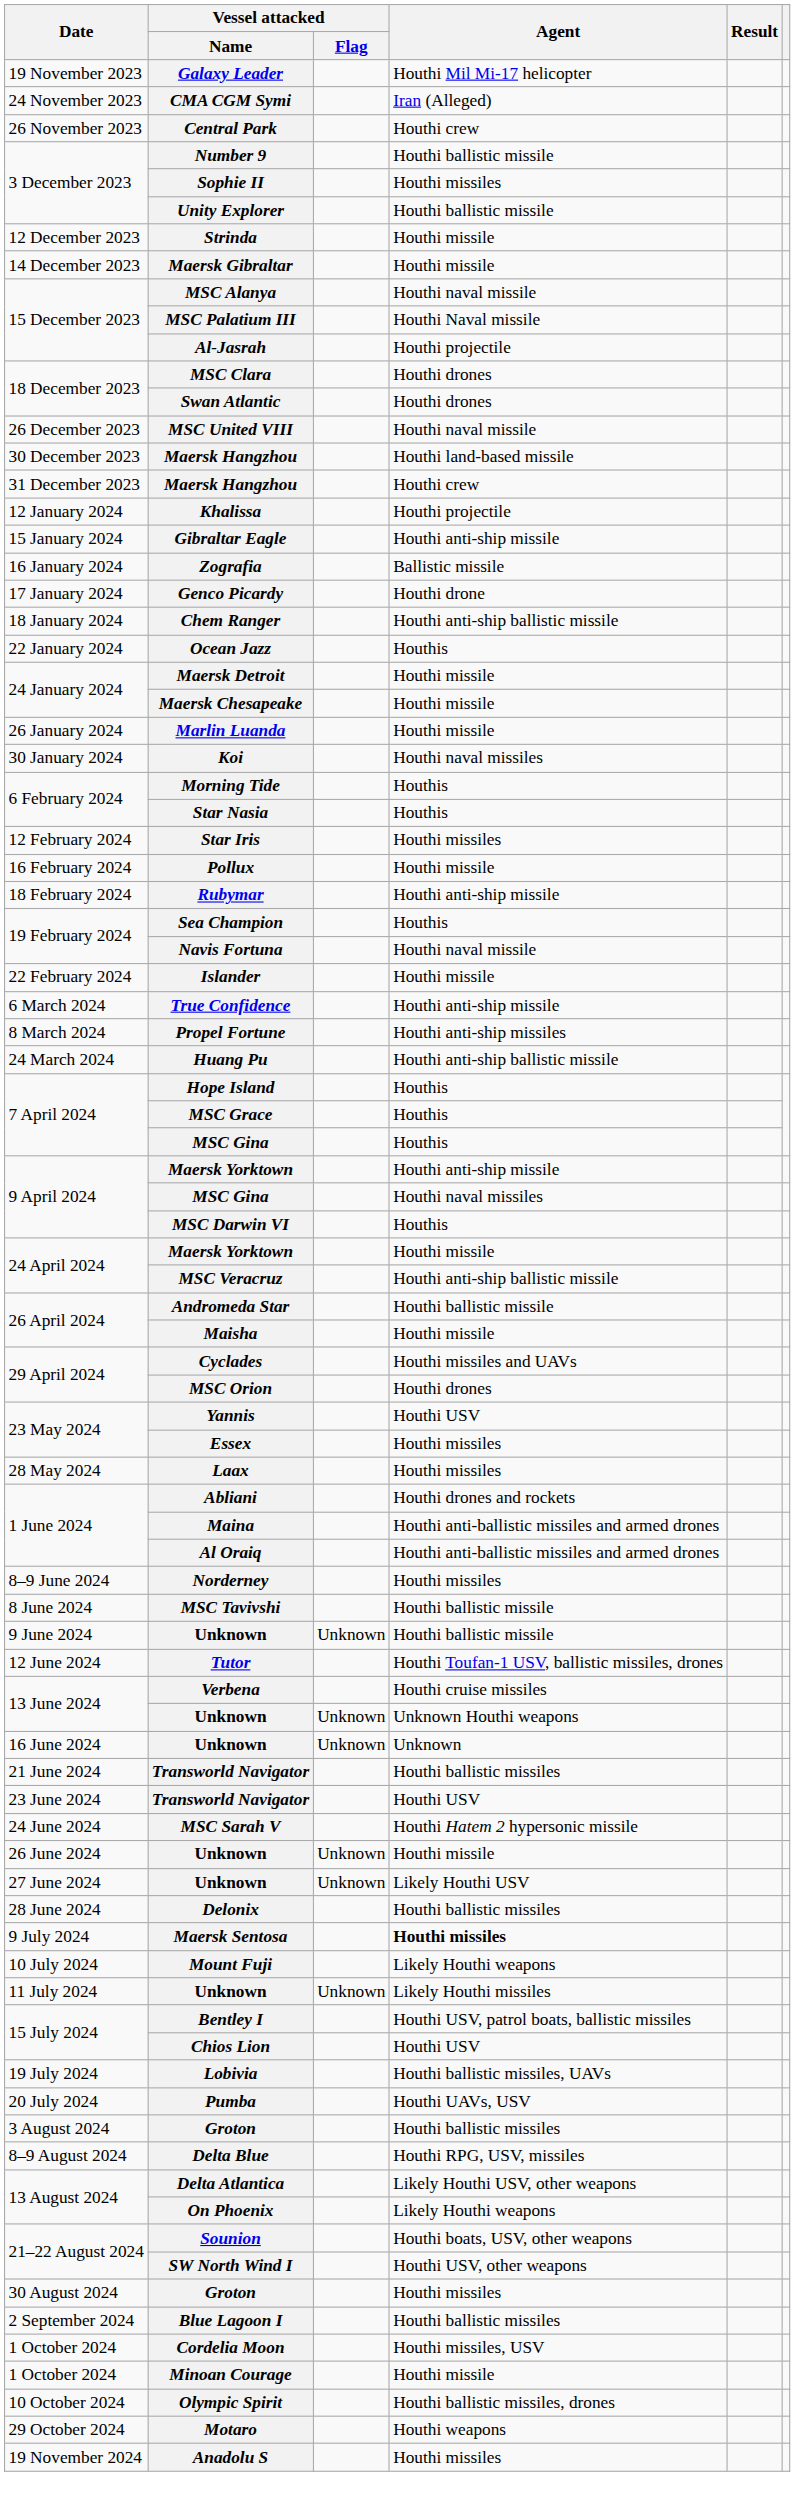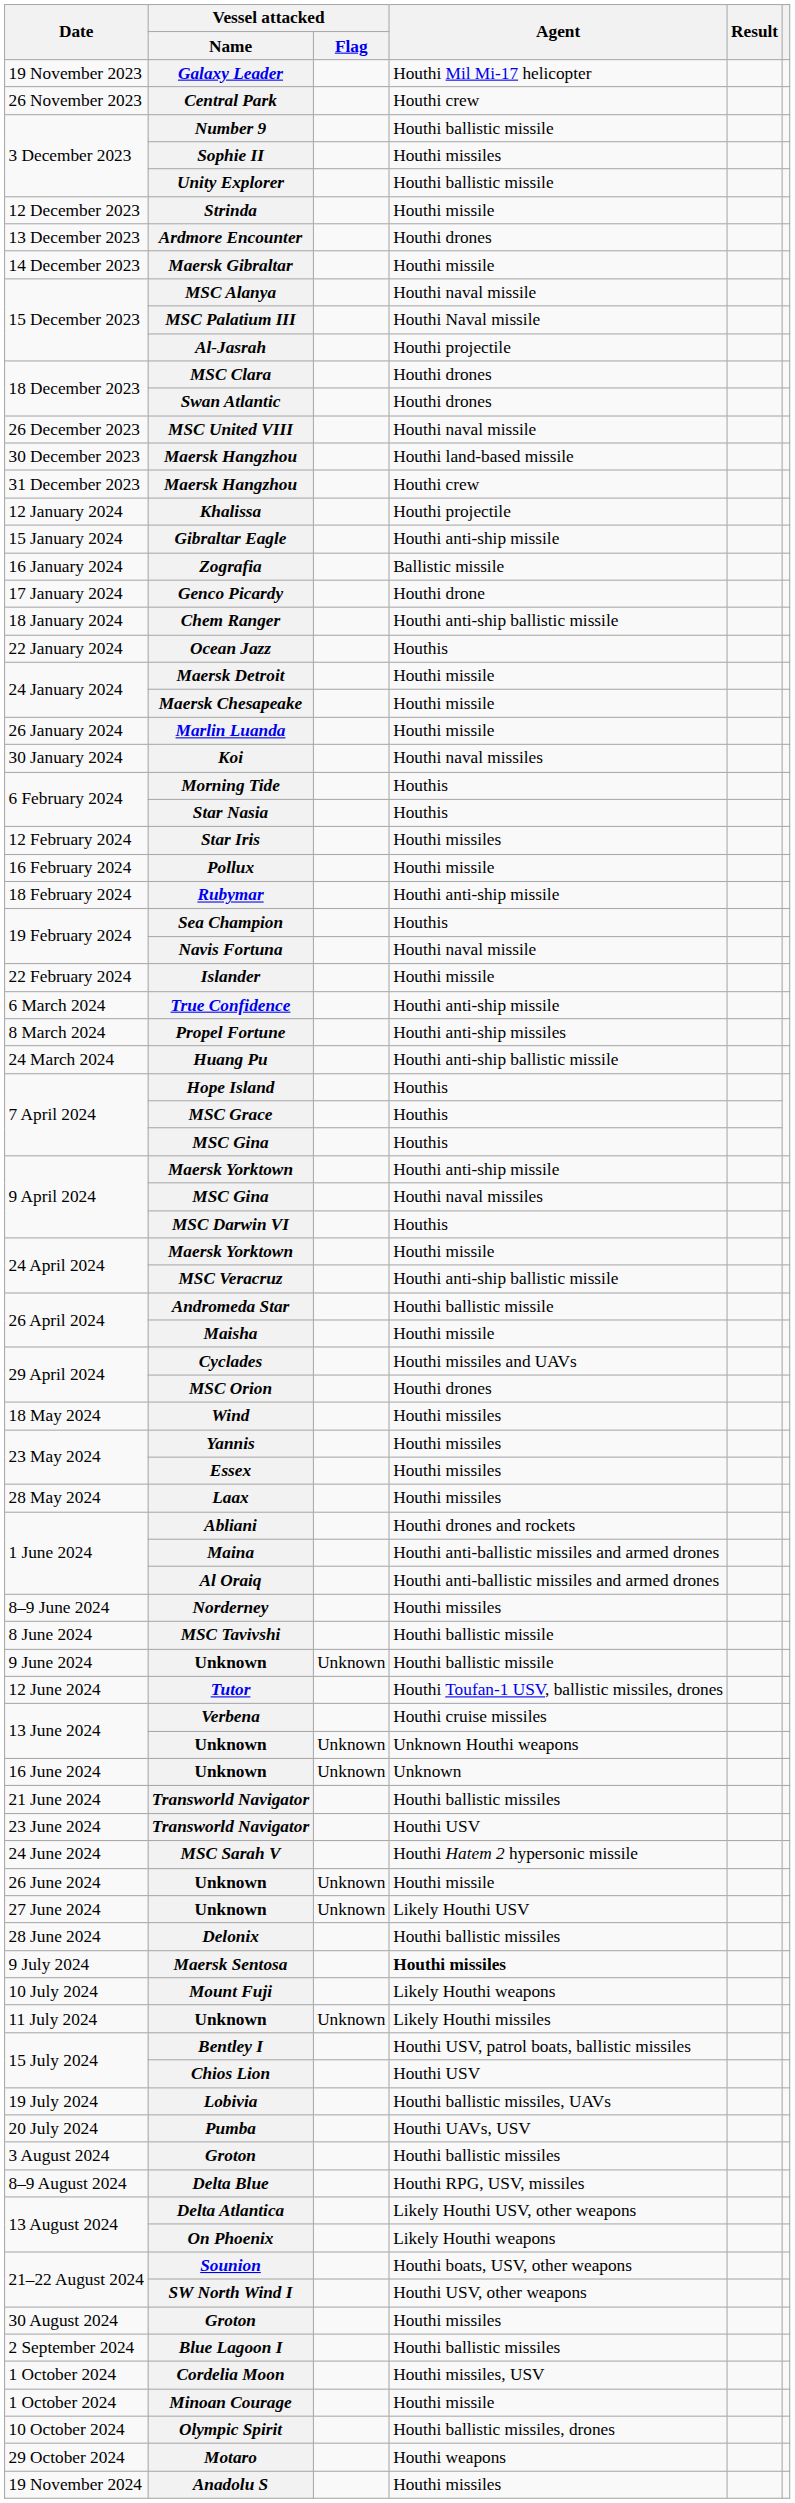- row: (75, 100)
+ row: (74, 237)
+ row: (55, 1415)
(437, 1415) Houthi USV -> (447, 1443) Houthi missiles
